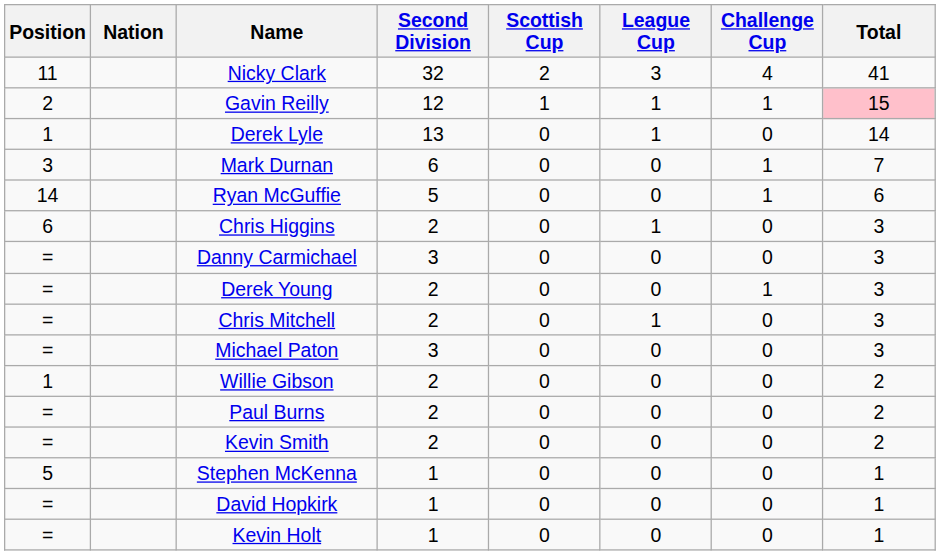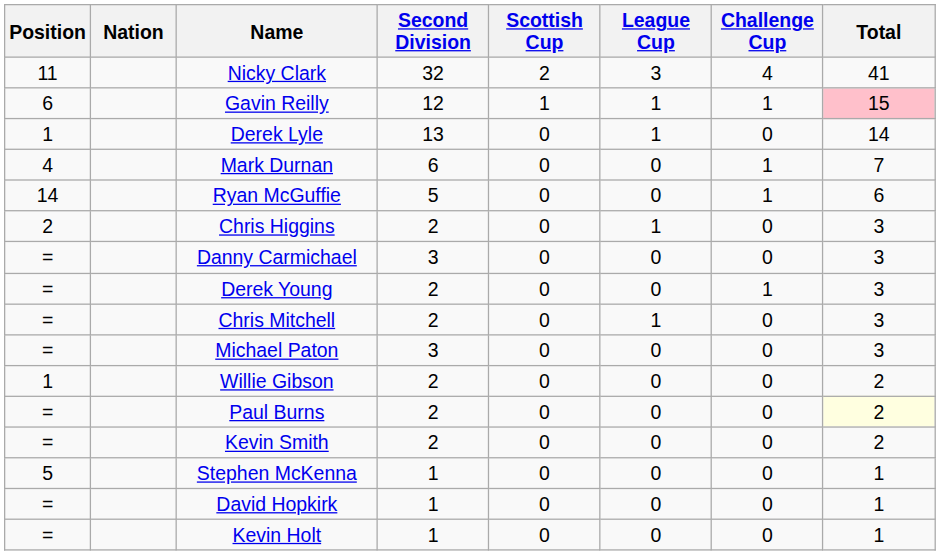(48, 104) 2 -> (48, 104) 6
(48, 165) 3 -> (48, 165) 4
(48, 227) 6 -> (48, 227) 2
(879, 412) no background -> (879, 412) lightyellow background
